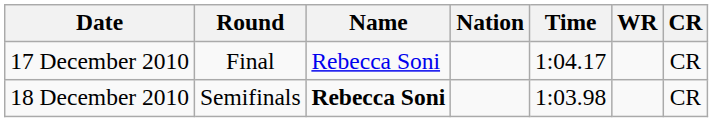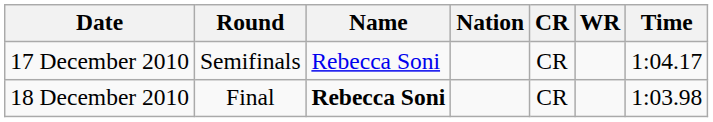columns swapped: (571, 23) <-> (685, 23)
(250, 60) Final -> (250, 60) Semifinals
(250, 97) Semifinals -> (250, 97) Final
